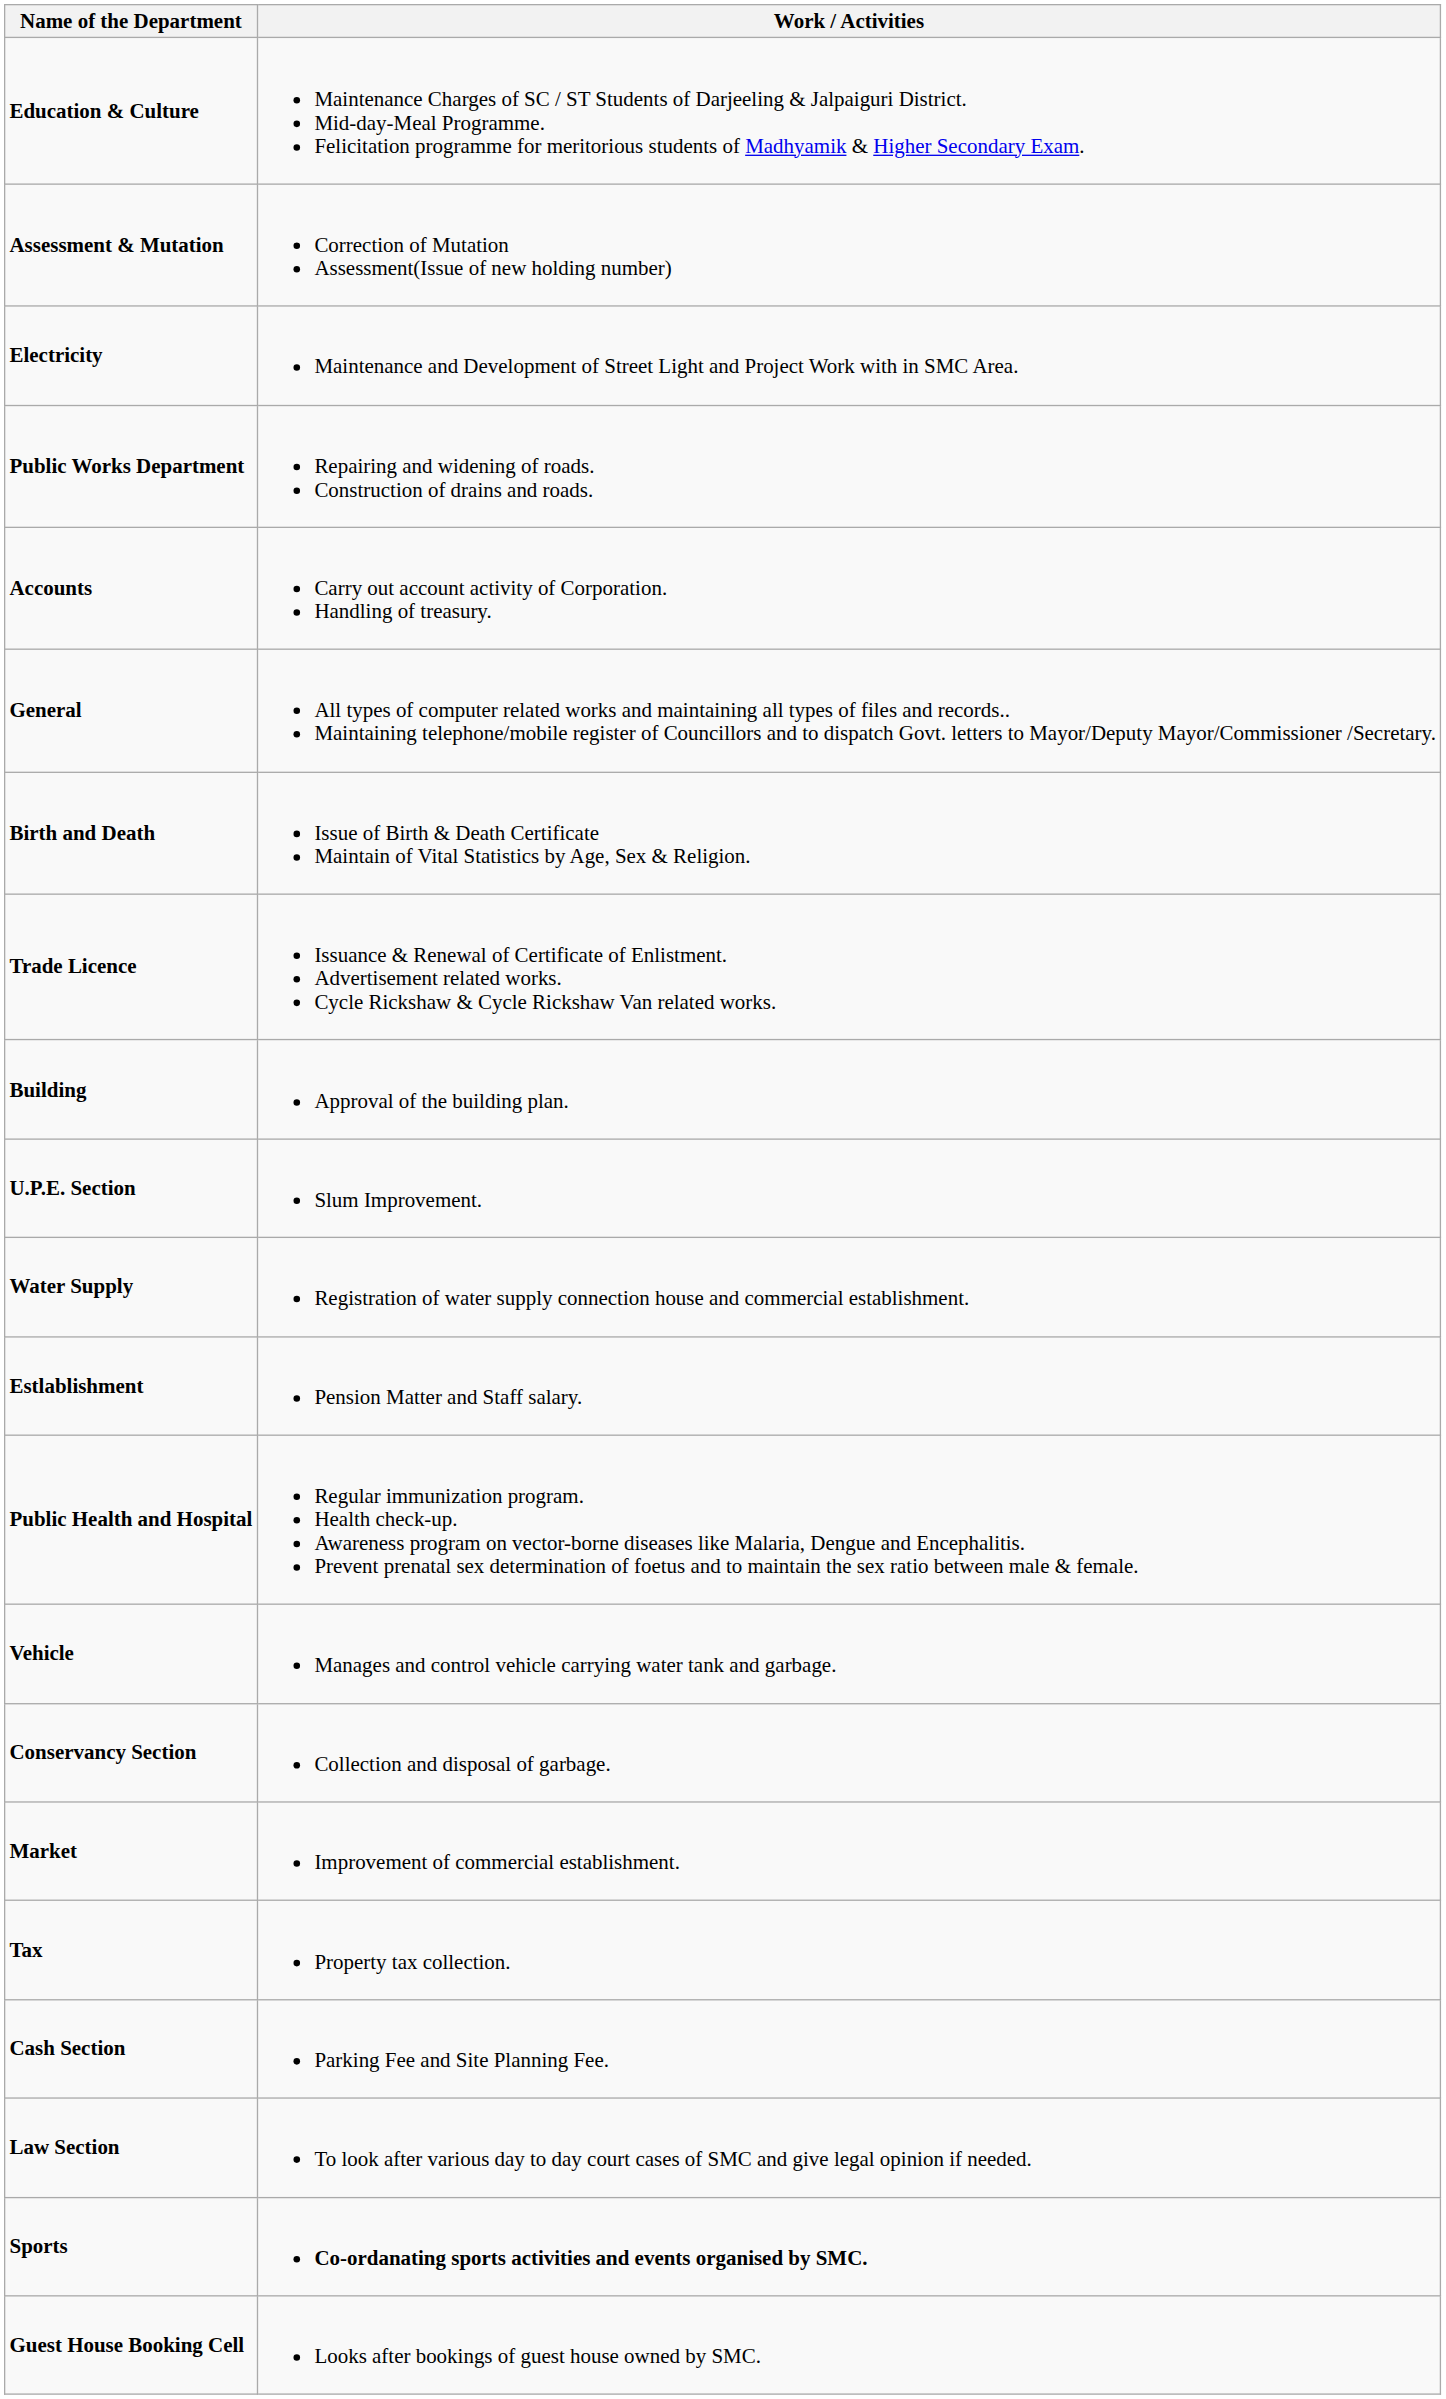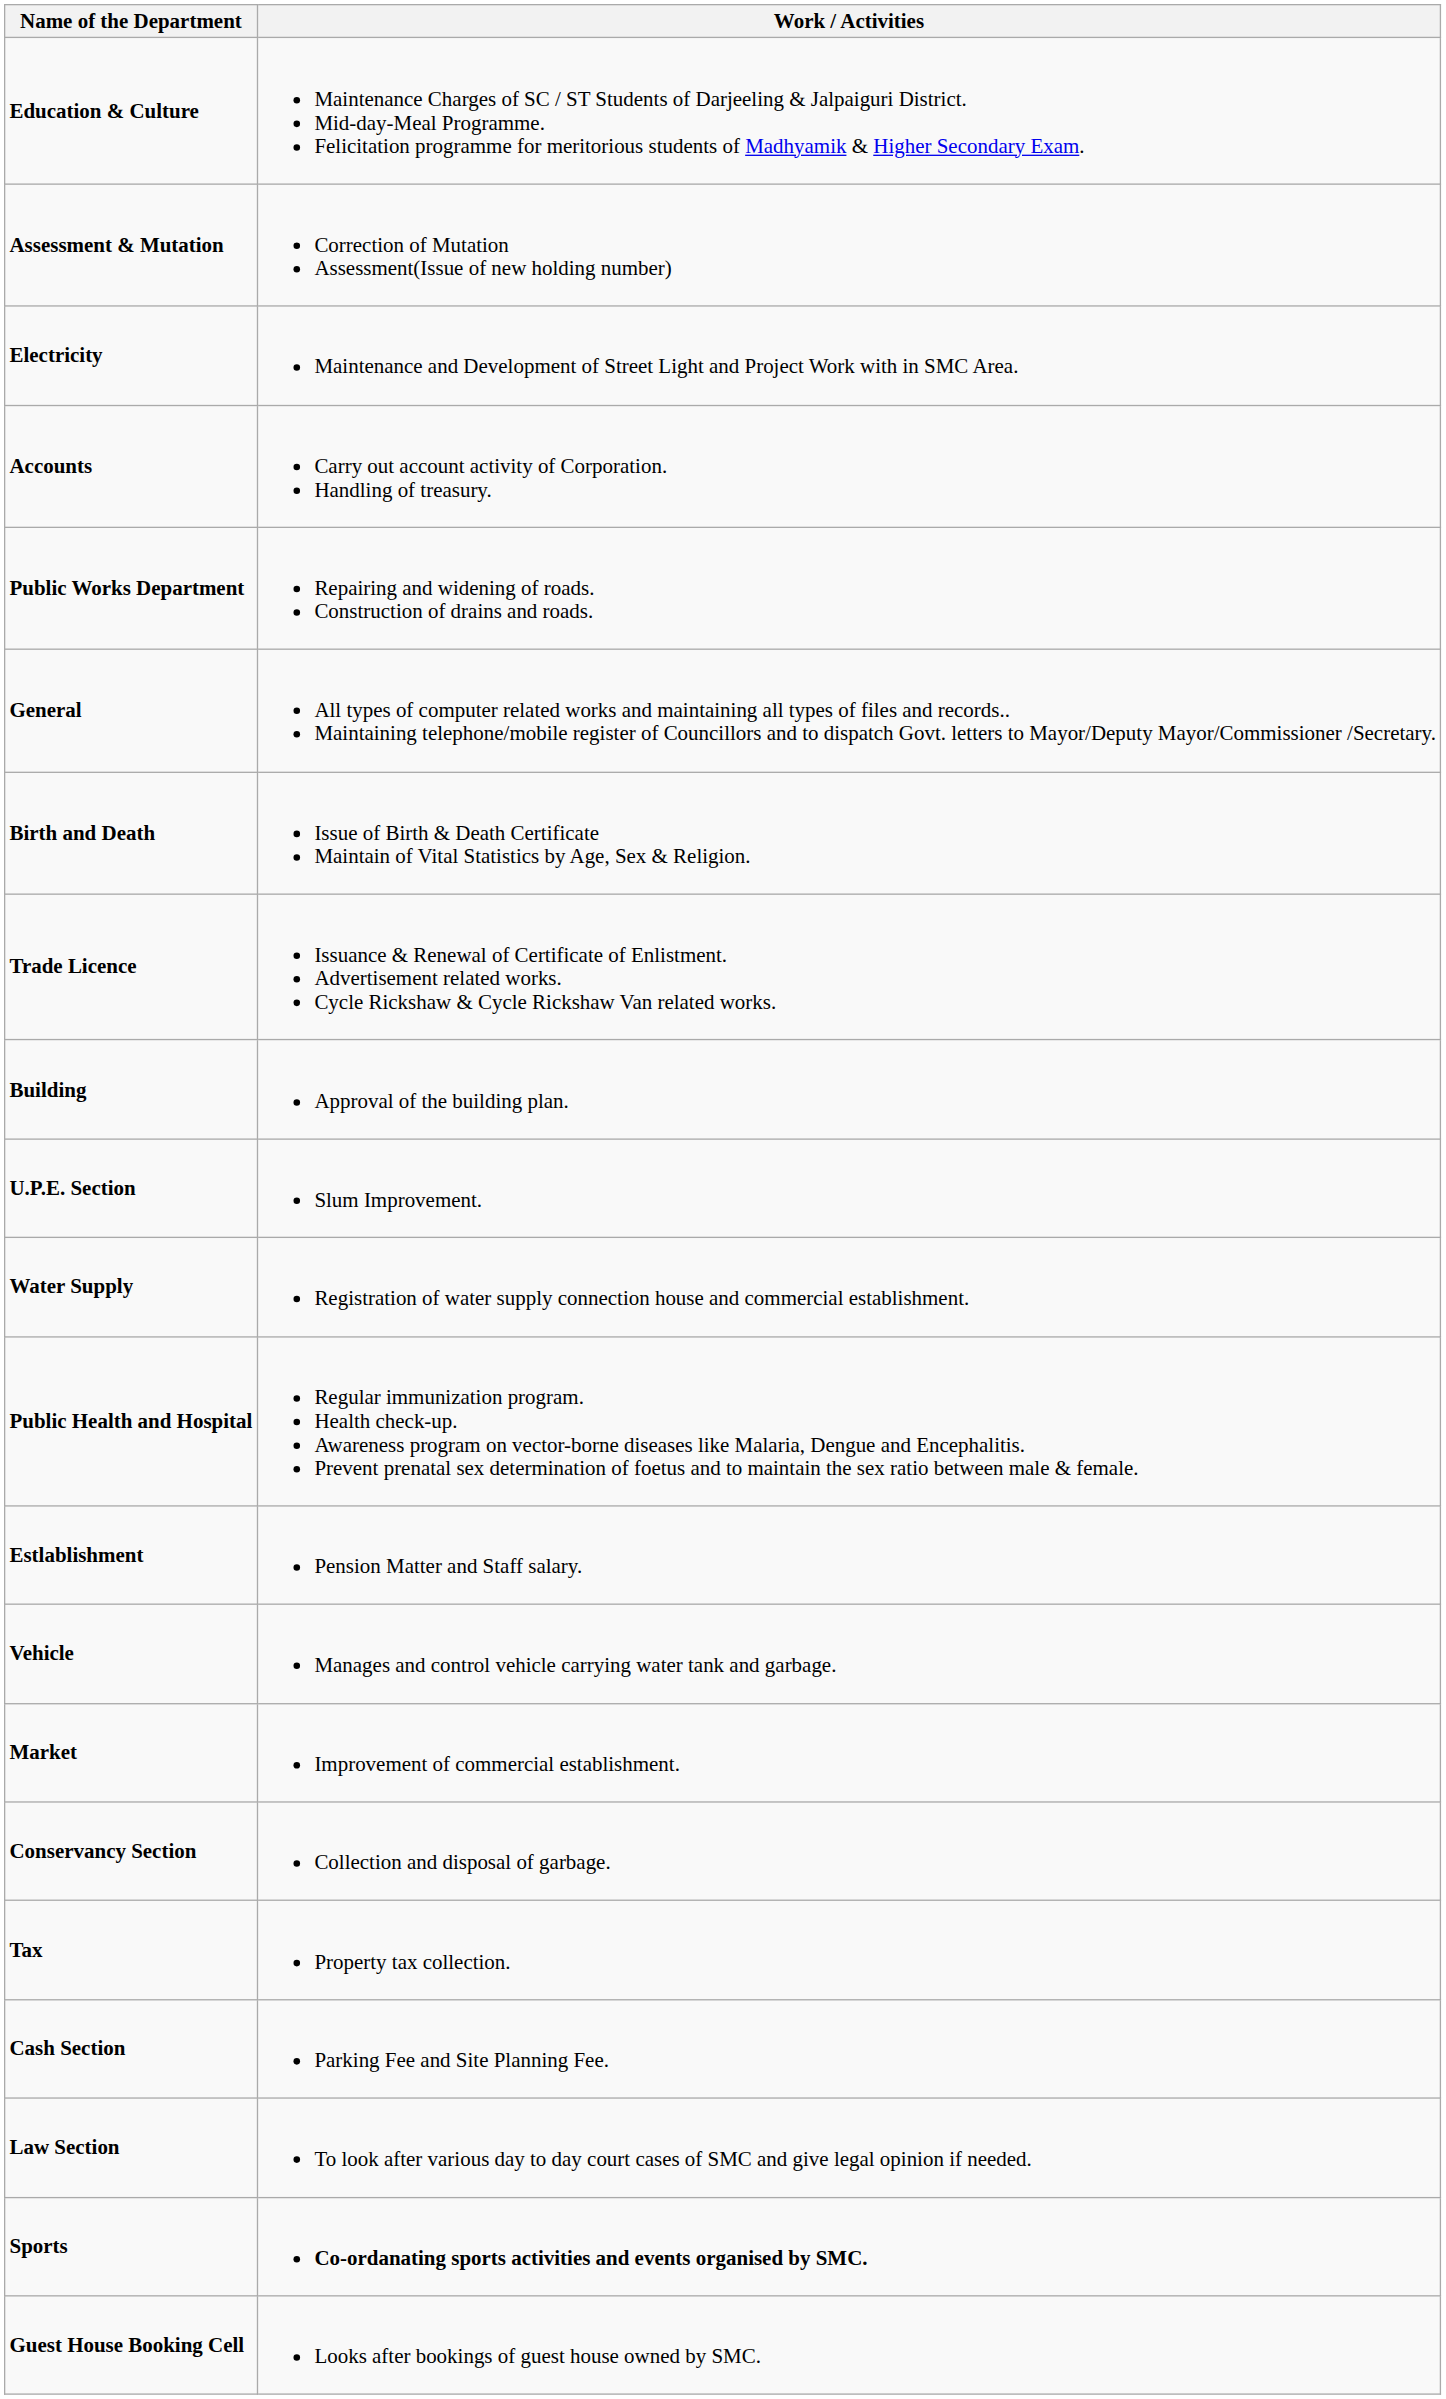rows swapped: (127, 465) <-> (51, 588)
rows swapped: (76, 1385) <-> (131, 1519)
rows swapped: (43, 1851) <-> (103, 1752)
